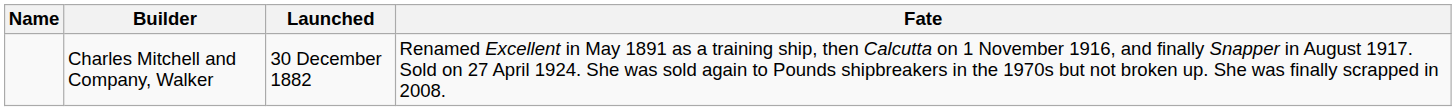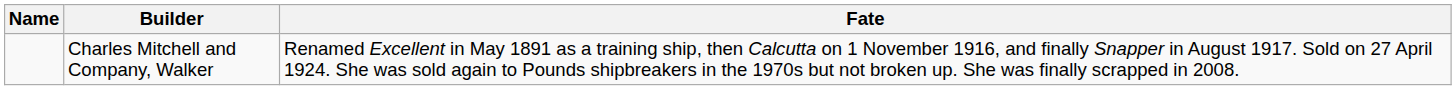- column: (331, 19)
